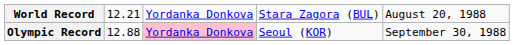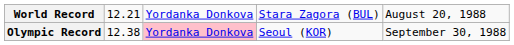(123, 32) 12.88 -> (123, 32) 12.38
